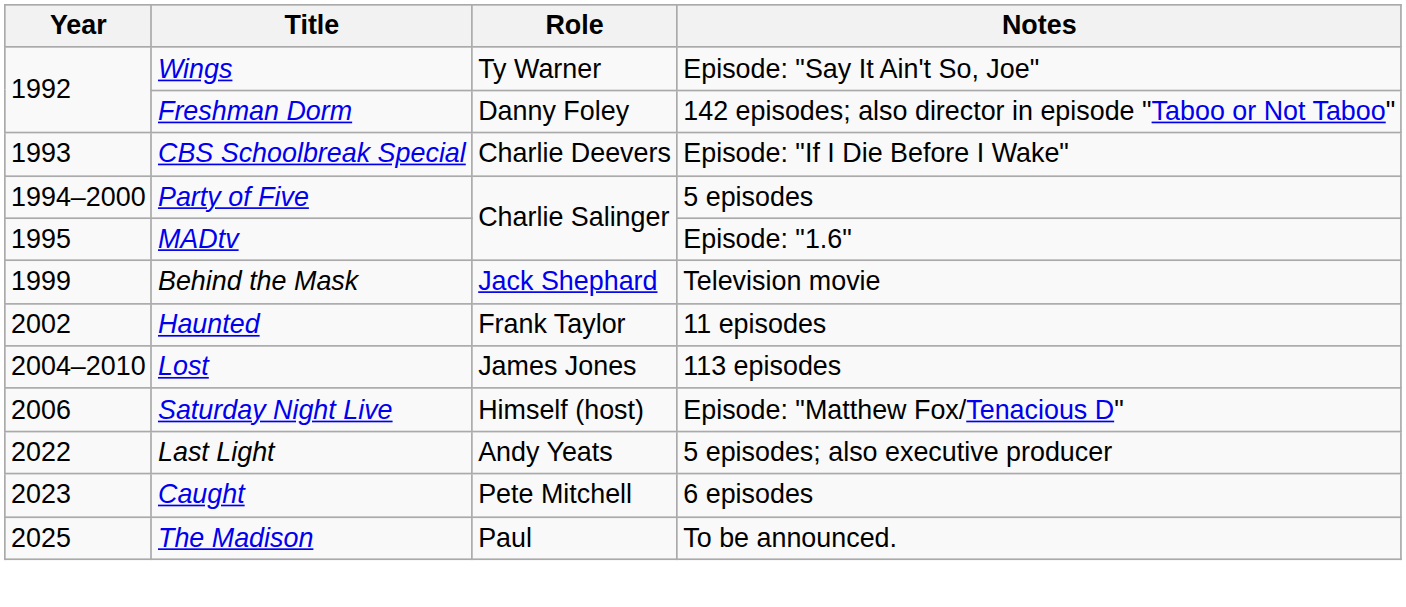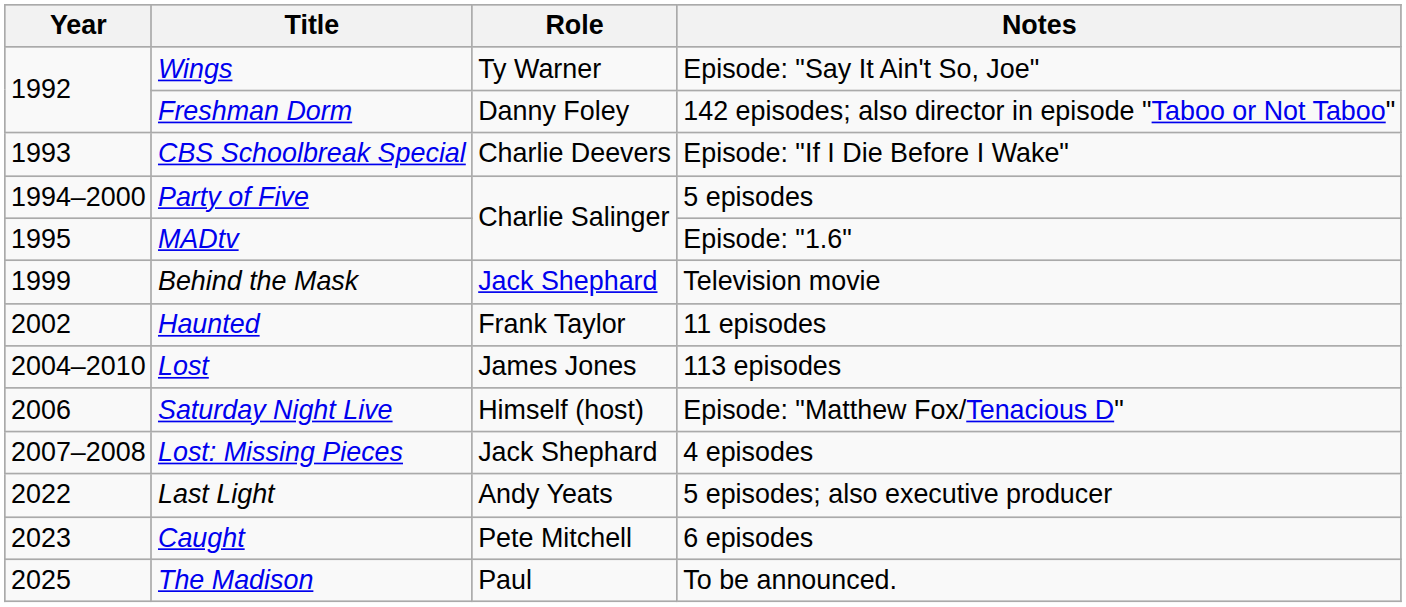+ row: (280, 452)
